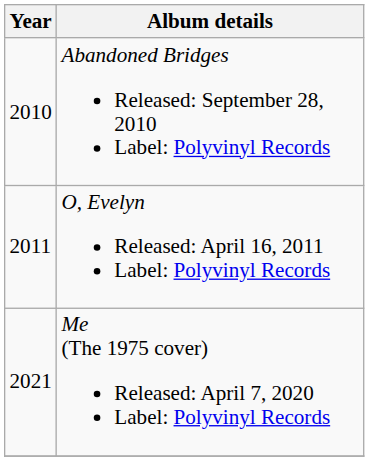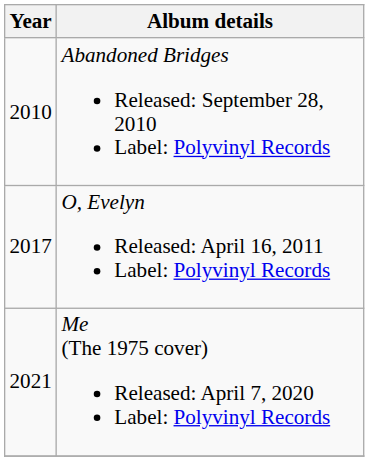(30, 246) 2011 -> (31, 246) 2017
